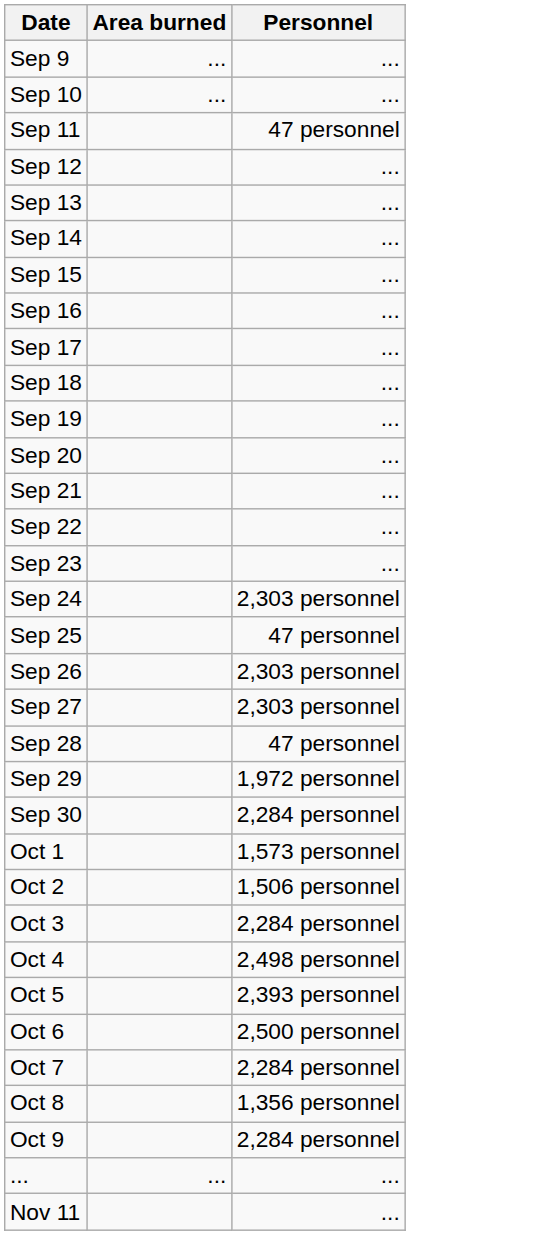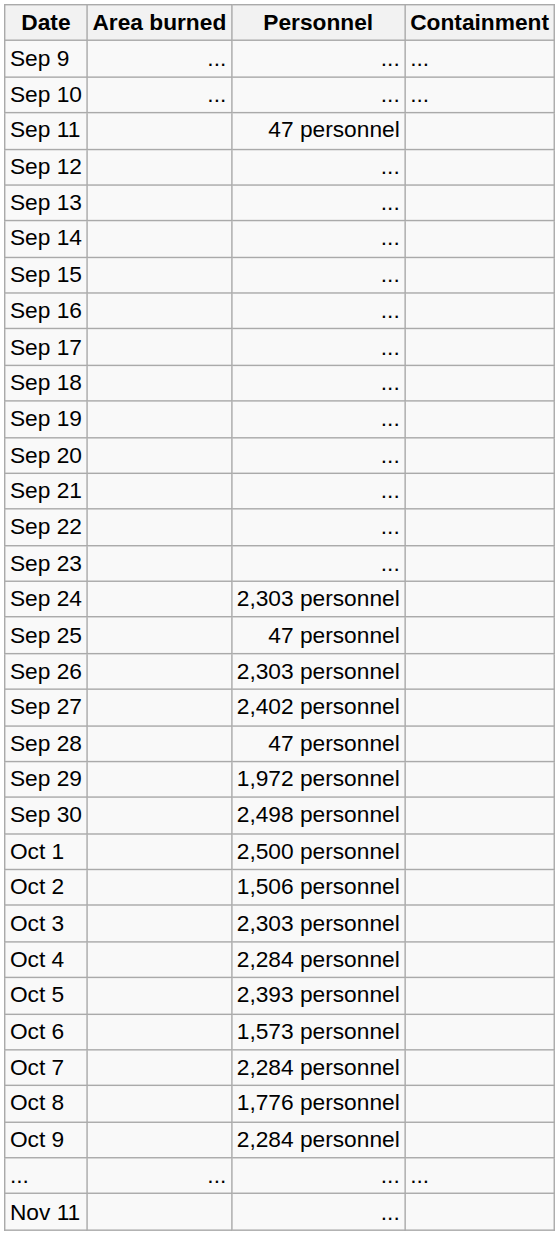+ column: (480, 22)
(318, 707) 2,303 personnel -> (318, 707) 2,402 personnel
(318, 815) 2,284 personnel -> (318, 815) 2,498 personnel
(318, 851) 1,573 personnel -> (318, 851) 2,500 personnel
(318, 923) 2,284 personnel -> (318, 923) 2,303 personnel
(318, 959) 2,498 personnel -> (318, 959) 2,284 personnel
(318, 1031) 2,500 personnel -> (318, 1031) 1,573 personnel
(318, 1103) 1,356 personnel -> (318, 1103) 1,776 personnel
